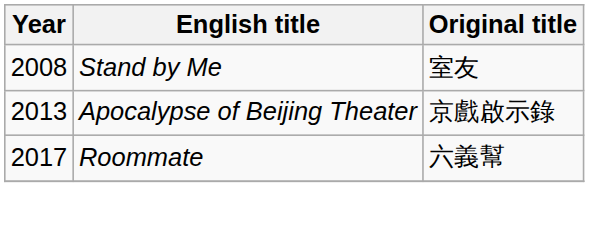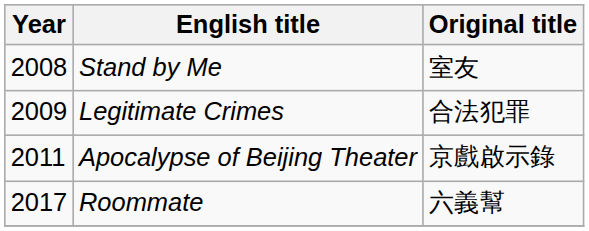+ row: (181, 112)
(39, 112) 2013 -> (38, 157) 2011
